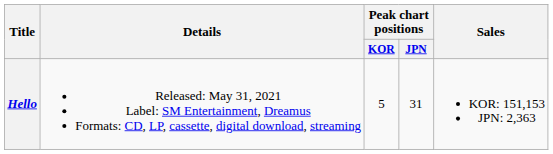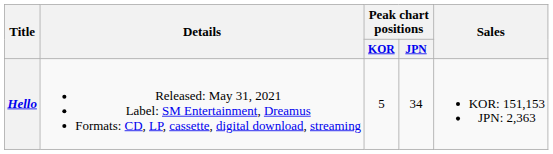(416, 103) 31 -> (416, 103) 34
